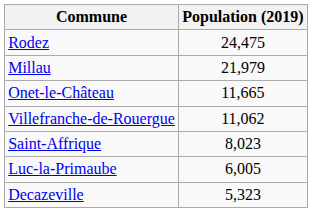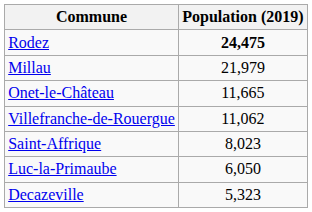(243, 42) normal -> (243, 42) bold
(243, 169) 6,005 -> (243, 169) 6,050
